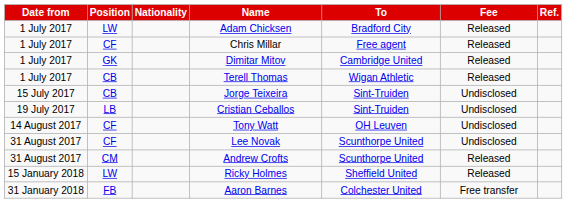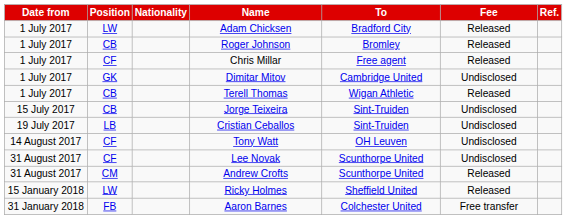+ row: (256, 45)
(489, 61) Released -> (489, 77) Undisclosed
